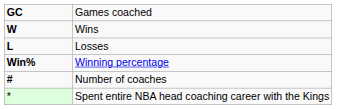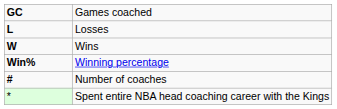rows swapped: (87, 29) <-> (92, 46)
